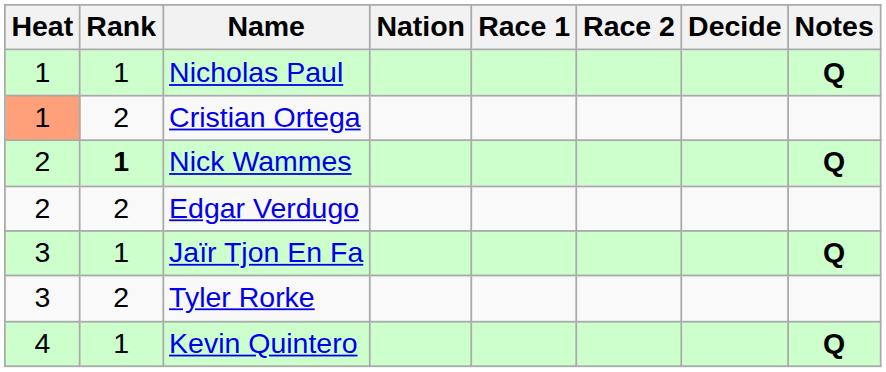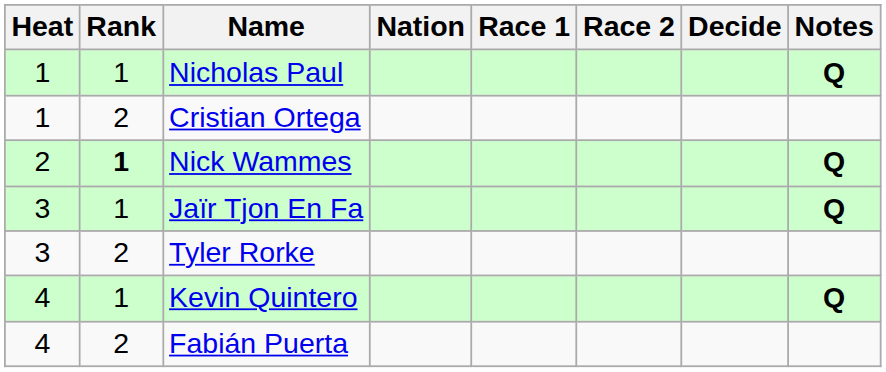(42, 117) lightsalmon background -> (42, 117) no background
- row: (264, 207)
+ row: (259, 343)
